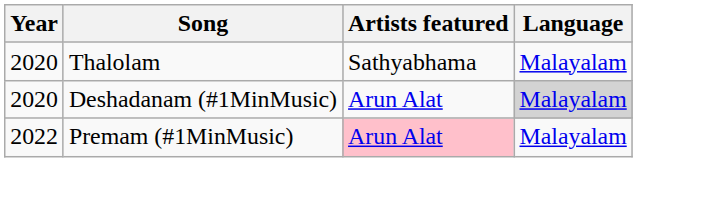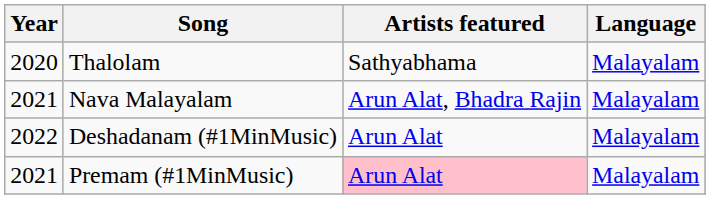+ row: (151, 99)
(34, 99) 2020 -> (34, 136) 2022
(573, 99) lightgrey background -> (646, 136) no background
(34, 136) 2022 -> (34, 174) 2021
